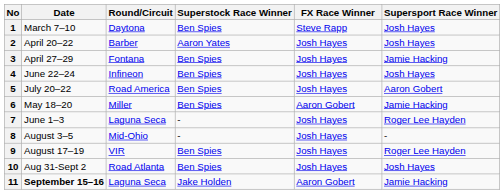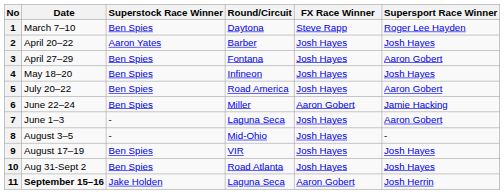columns swapped: (141, 12) <-> (235, 12)
(409, 28) Josh Hayes -> (425, 28) Roger Lee Hayden
(416, 58) Jamie Hacking -> (413, 58) Aaron Gobert
(49, 74) June 22–24 -> (48, 74) May 18–20
(48, 105) May 18–20 -> (49, 105) June 22–24
(425, 120) Roger Lee Hayden -> (413, 120) Aaron Gobert
(425, 151) Roger Lee Hayden -> (409, 151) Josh Hayes
(416, 182) Jamie Hacking -> (409, 182) Josh Herrin
